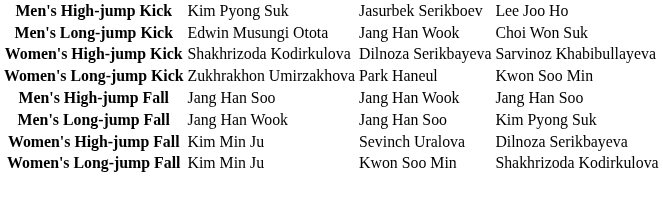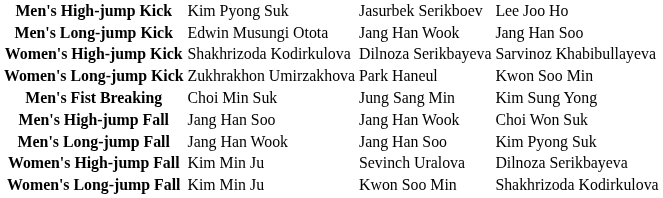(542, 32) Choi Won Suk -> (539, 32) Jang Han Soo
+ row: (94, 98)
(539, 98) Jang Han Soo -> (542, 119) Choi Won Suk
